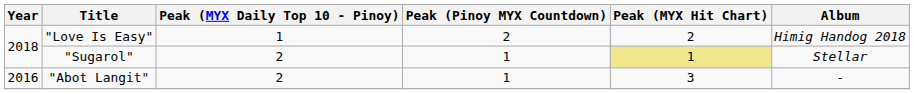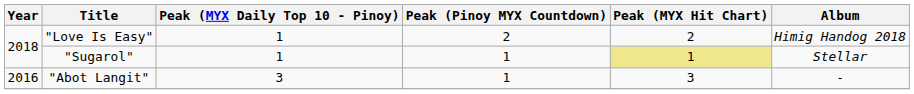(279, 57) 2 -> (279, 57) 1
(279, 78) 2 -> (279, 78) 3
